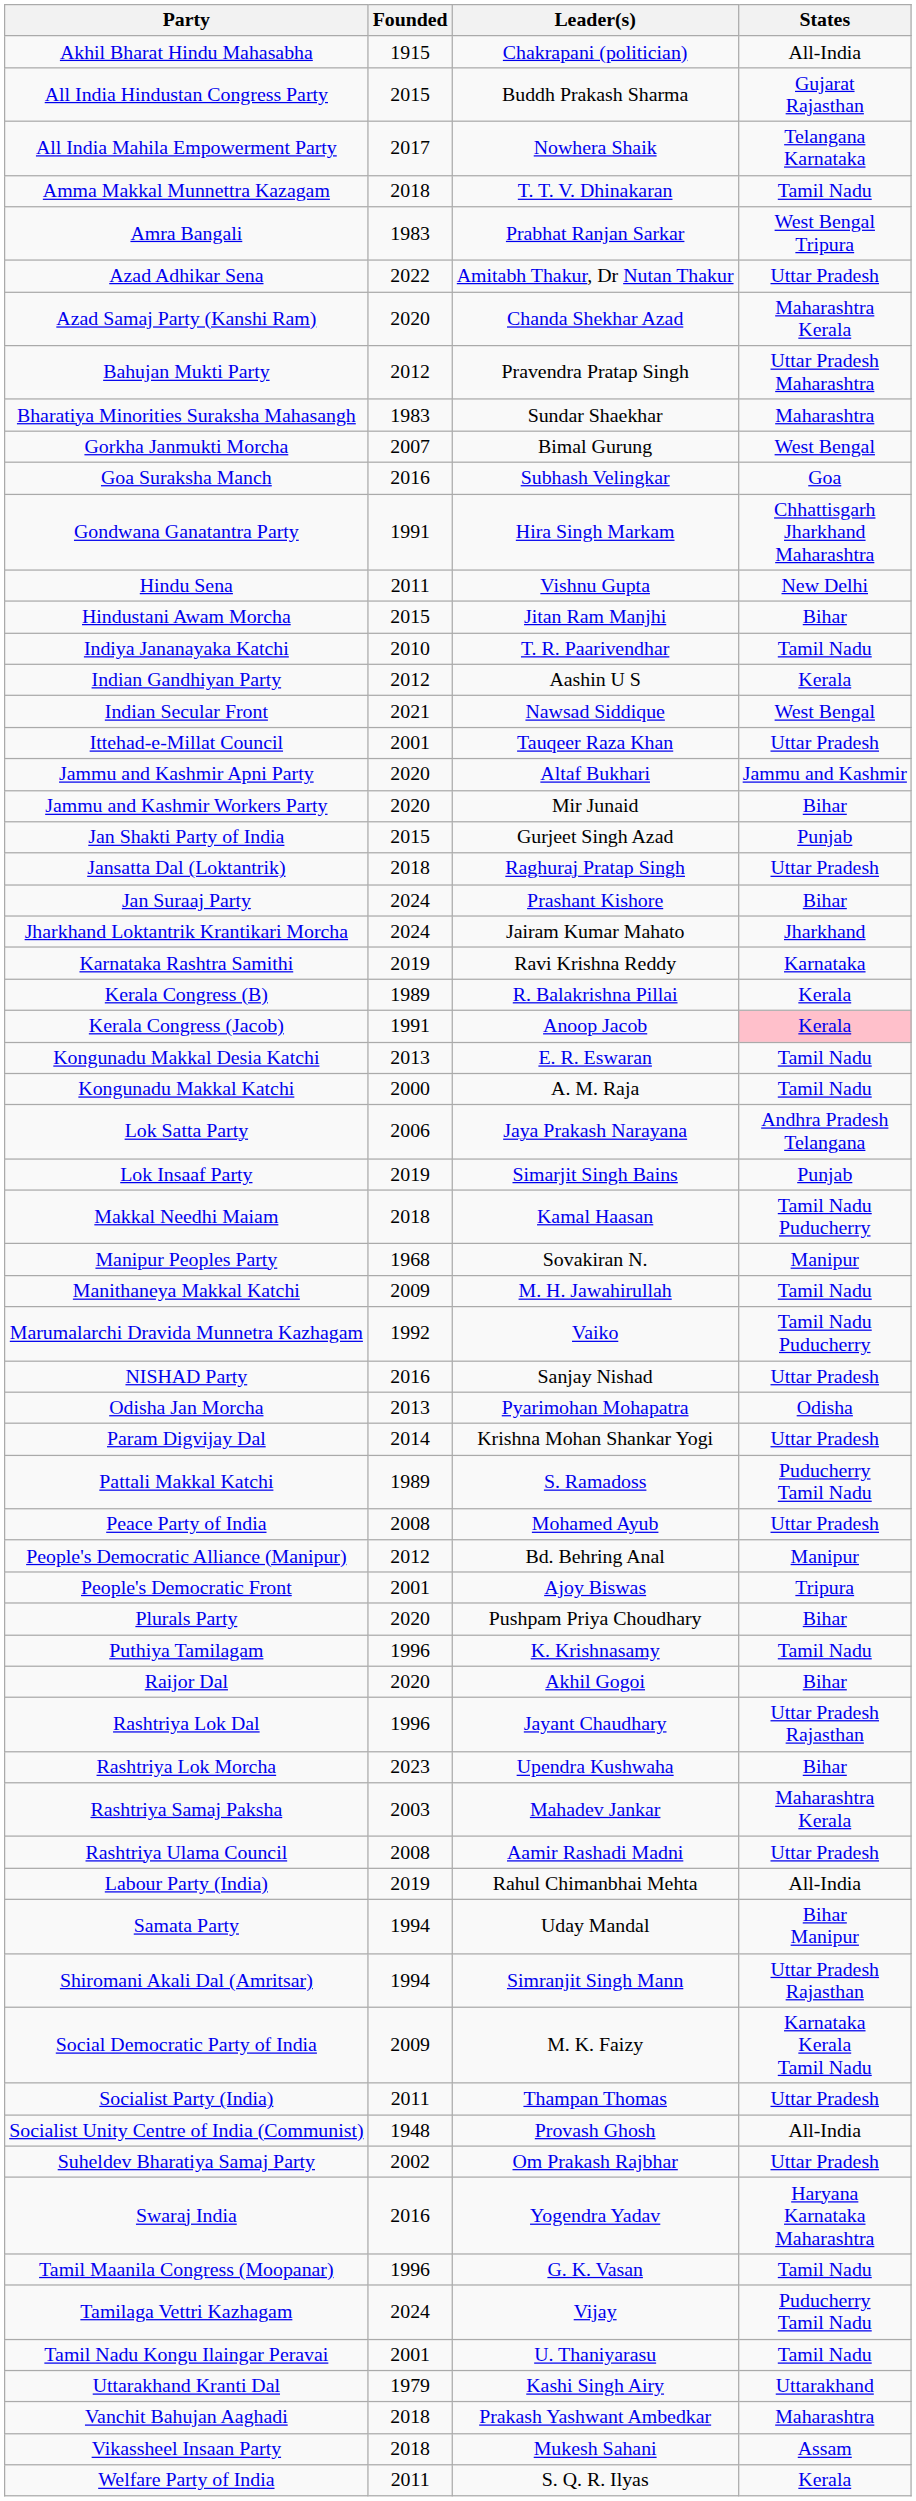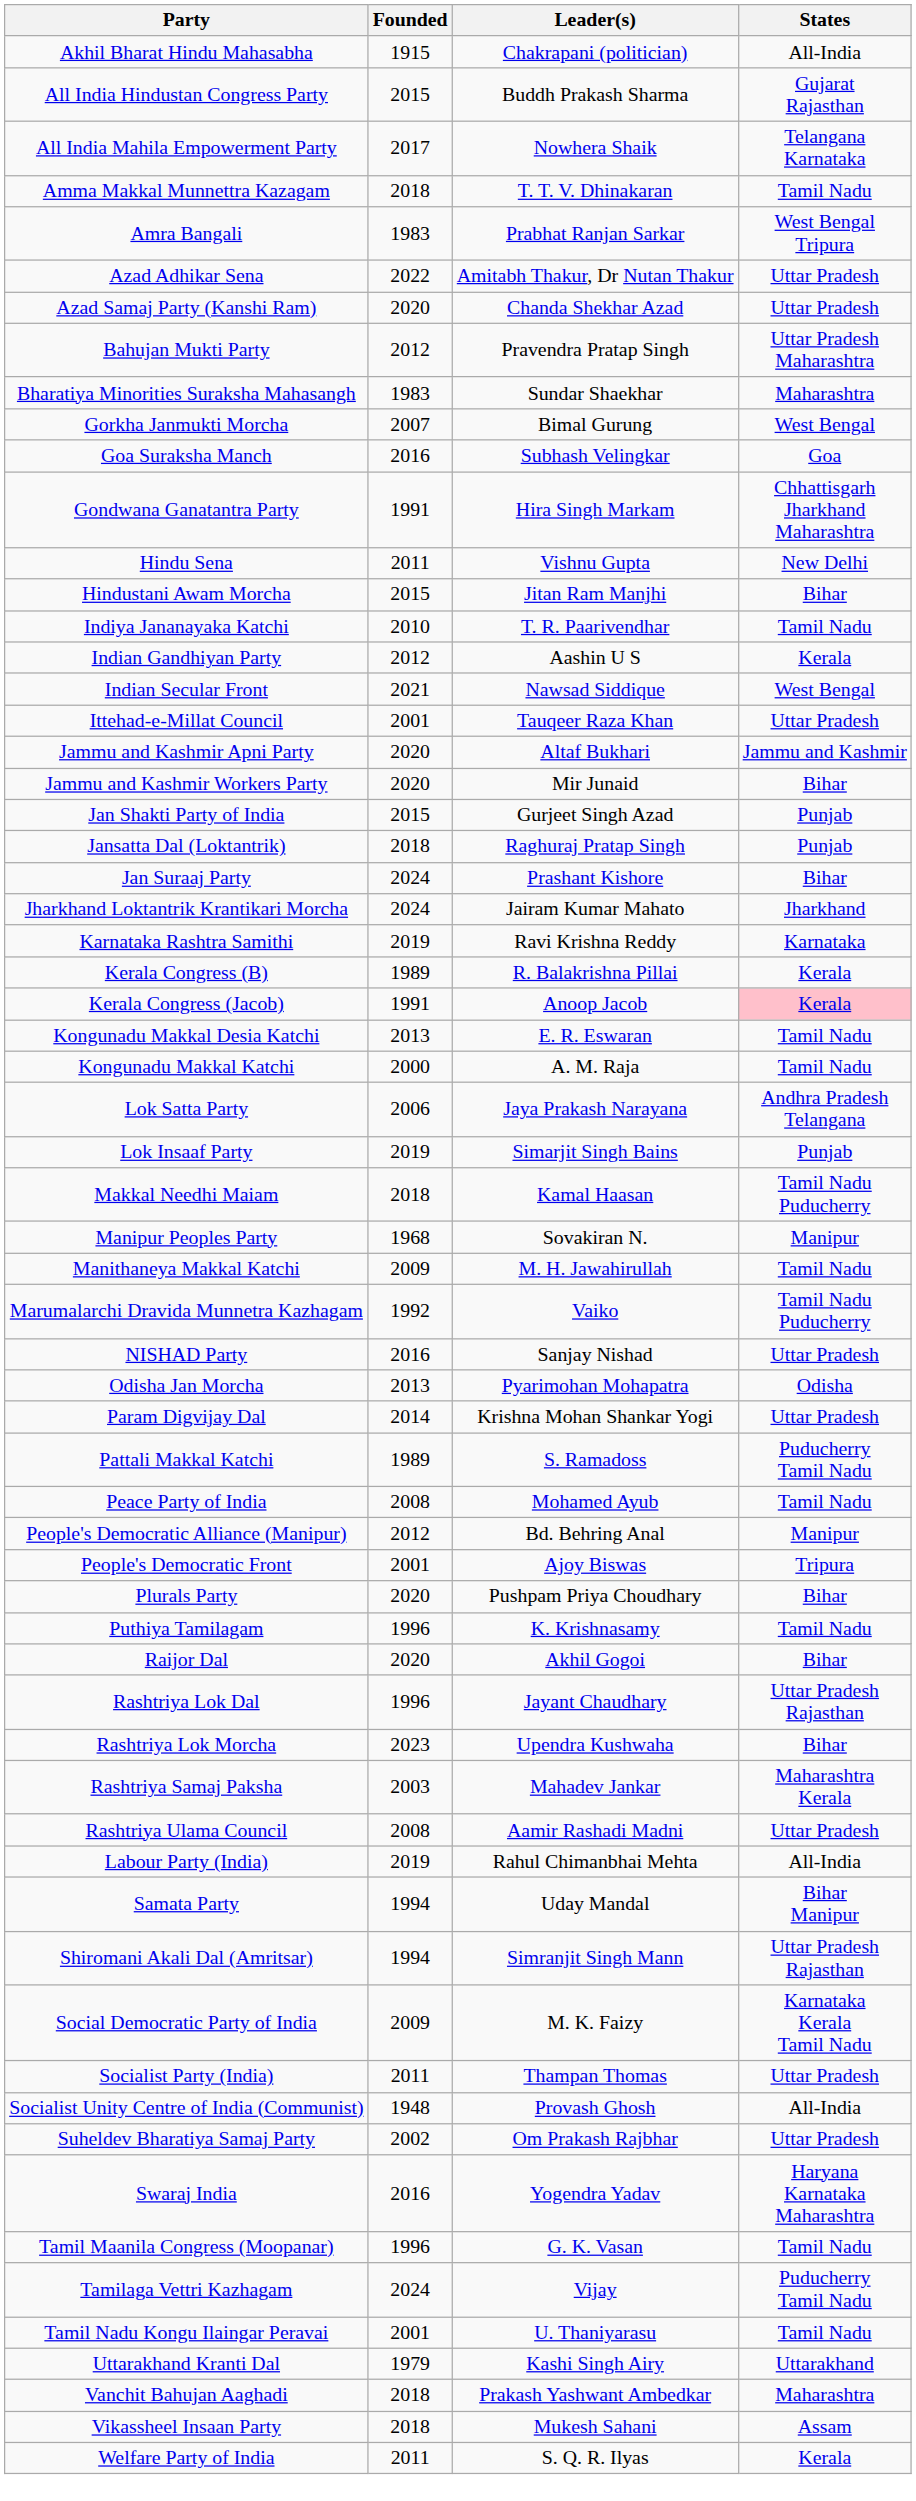(825, 318) Maharashtra Kerala -> (825, 307) Uttar Pradesh
(825, 868) Uttar Pradesh -> (825, 846) Punjab
(825, 1524) Uttar Pradesh -> (825, 1502) Tamil Nadu
